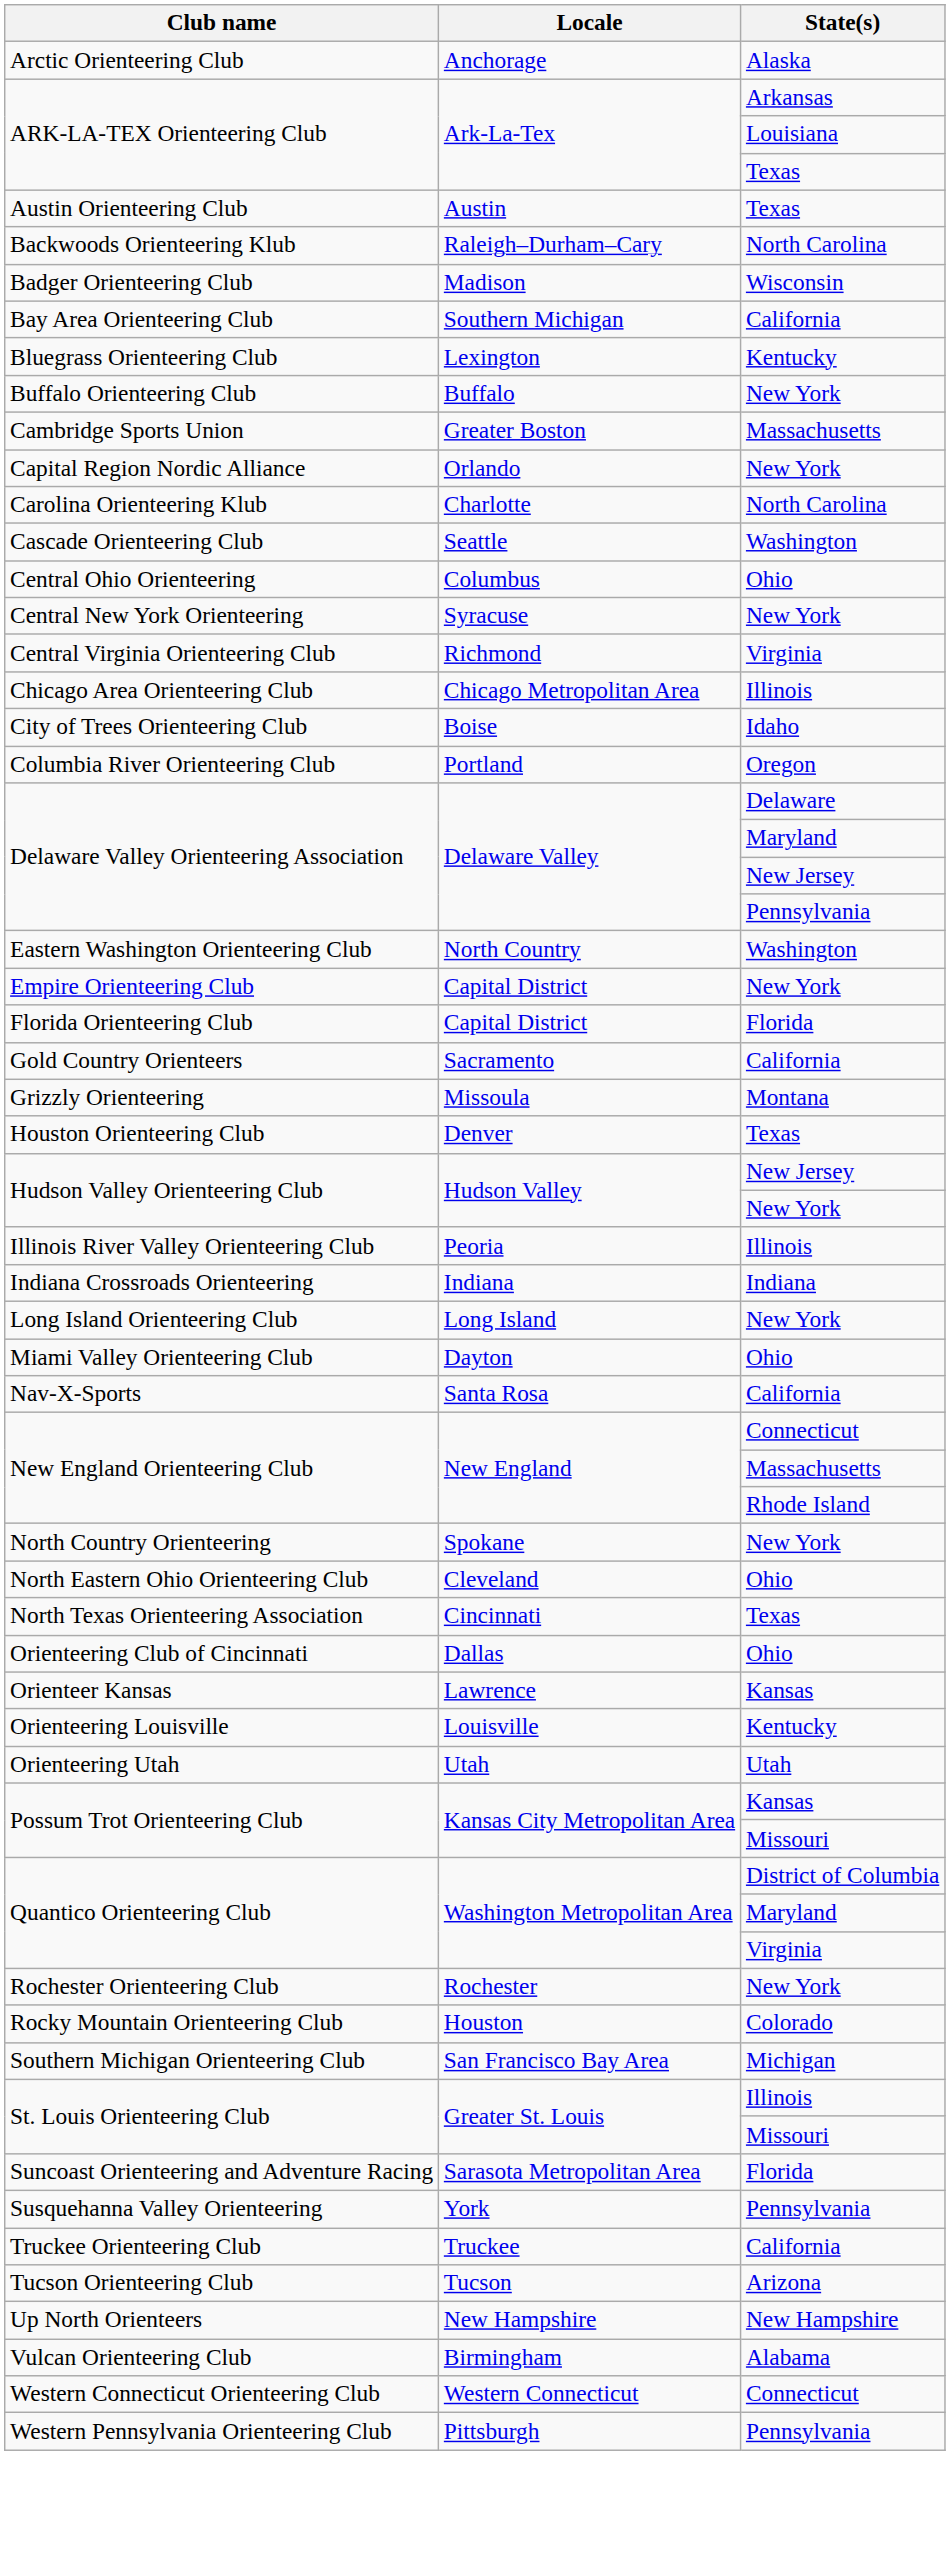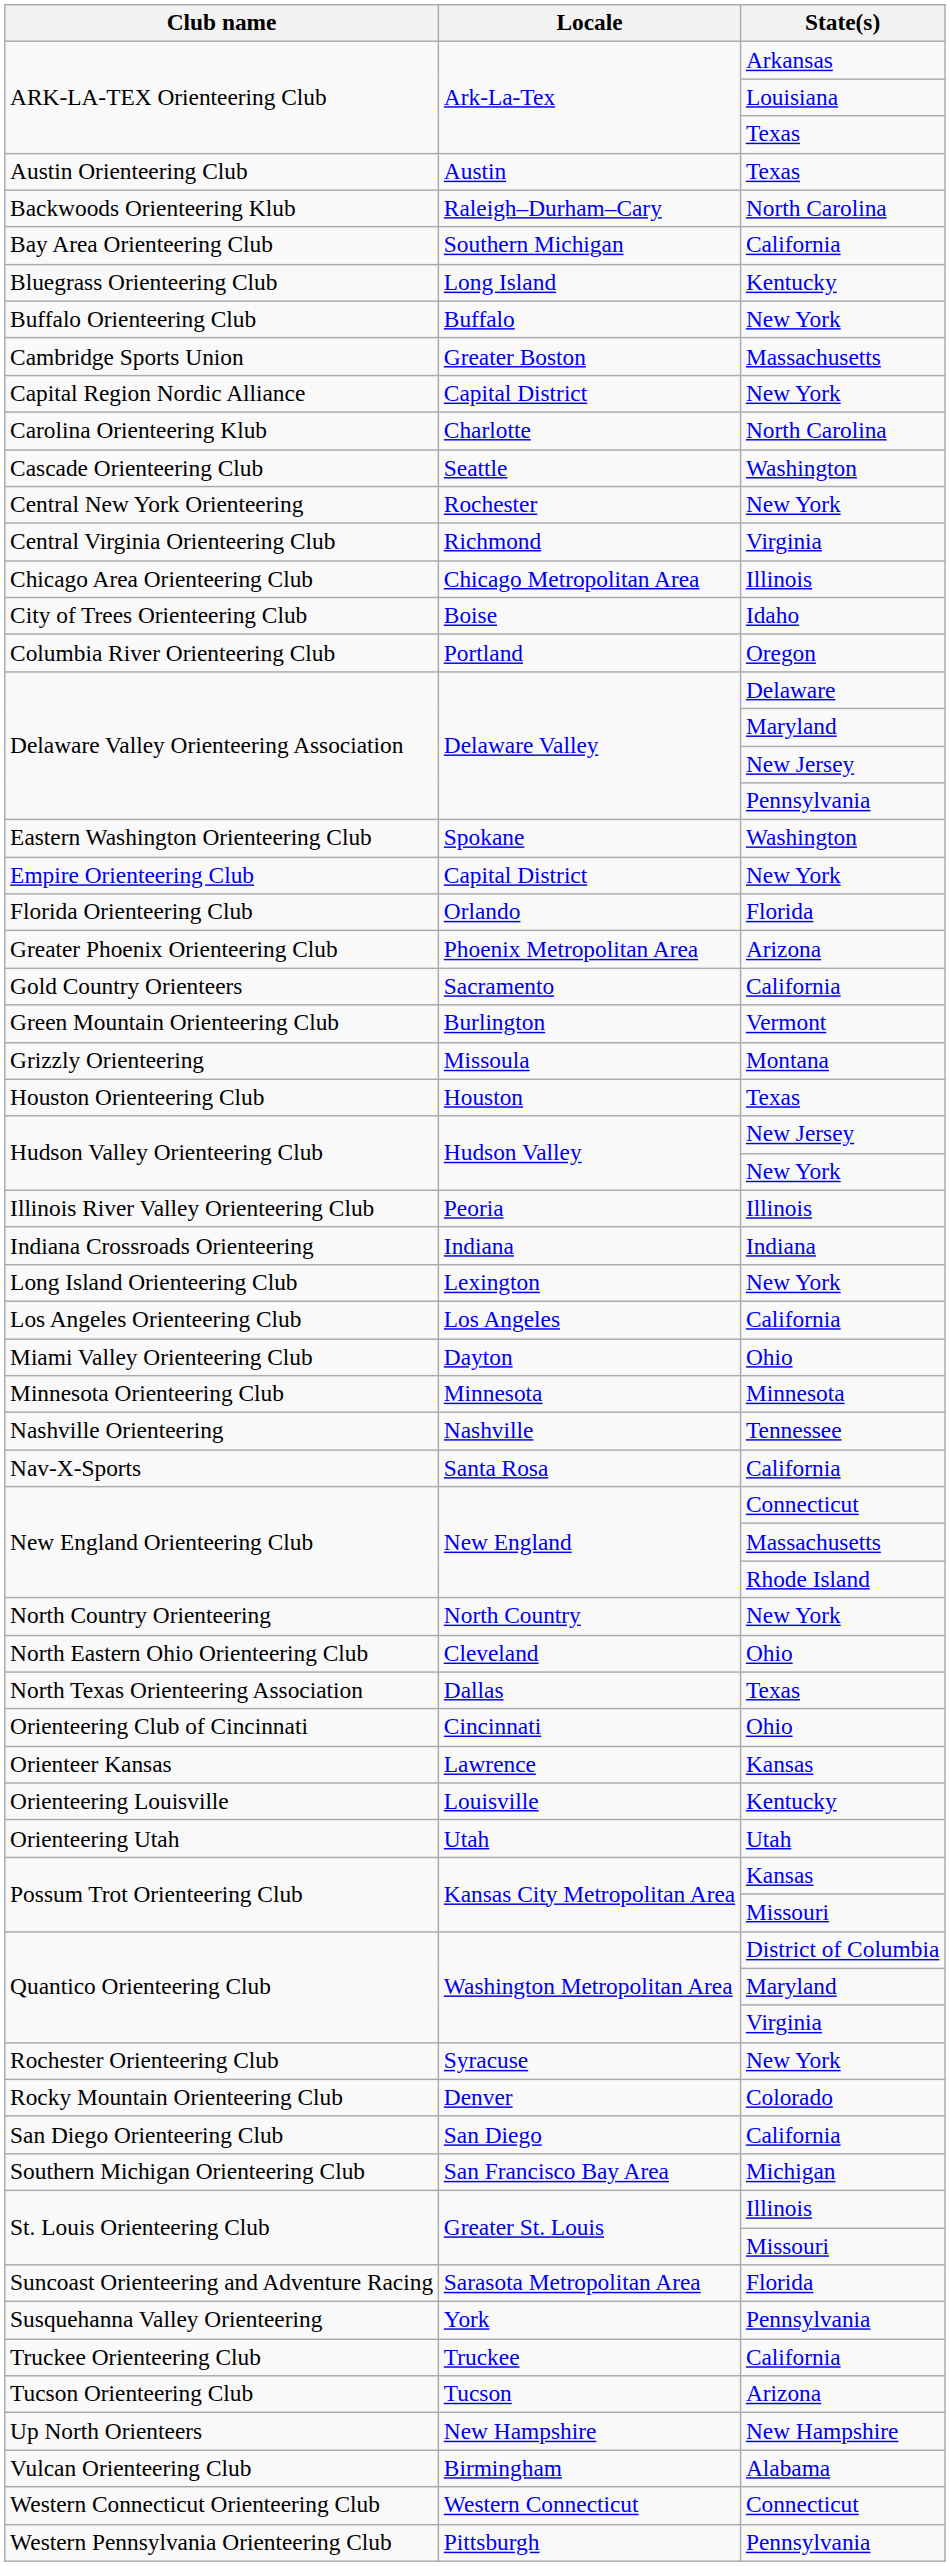- row: (127, 60)
- row: (131, 282)
(492, 356) Lexington -> (500, 282) Long Island
(482, 467) Orlando -> (516, 393) Capital District
- row: (133, 578)
(486, 615) Syracuse -> (491, 504) Rochester
(512, 949) North Country -> (484, 838) Spokane
(516, 1023) Capital District -> (482, 912) Orlando
+ row: (174, 949)
+ row: (175, 1023)
(478, 1134) Denver -> (483, 1097) Houston
(500, 1319) Long Island -> (492, 1282) Lexington
+ row: (156, 1319)
+ row: (147, 1393)
+ row: (117, 1430)
(484, 1541) Spokane -> (512, 1616) North Country
(493, 1616) Cincinnati -> (474, 1690) Dallas
(474, 1653) Dallas -> (493, 1727) Cincinnati
(491, 1986) Rochester -> (486, 2060) Syracuse
(483, 2023) Houston -> (478, 2097) Denver
+ row: (147, 2134)
